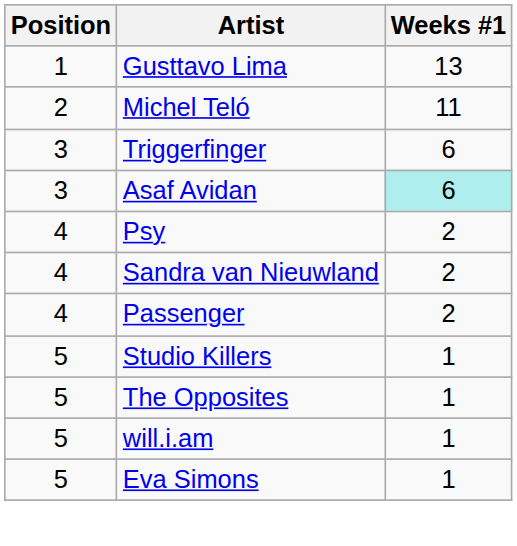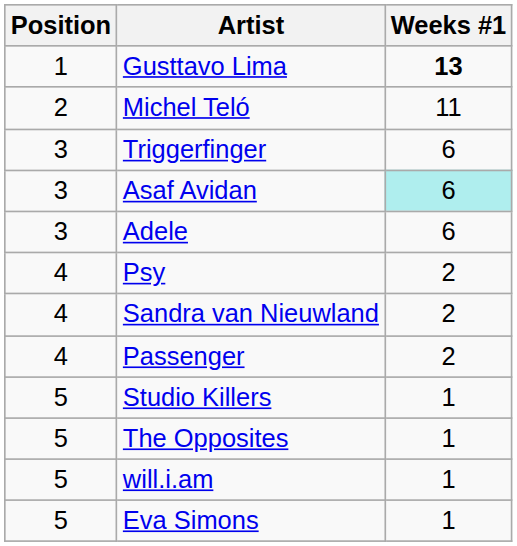(448, 65) normal -> (448, 65) bold
+ row: (155, 231)
